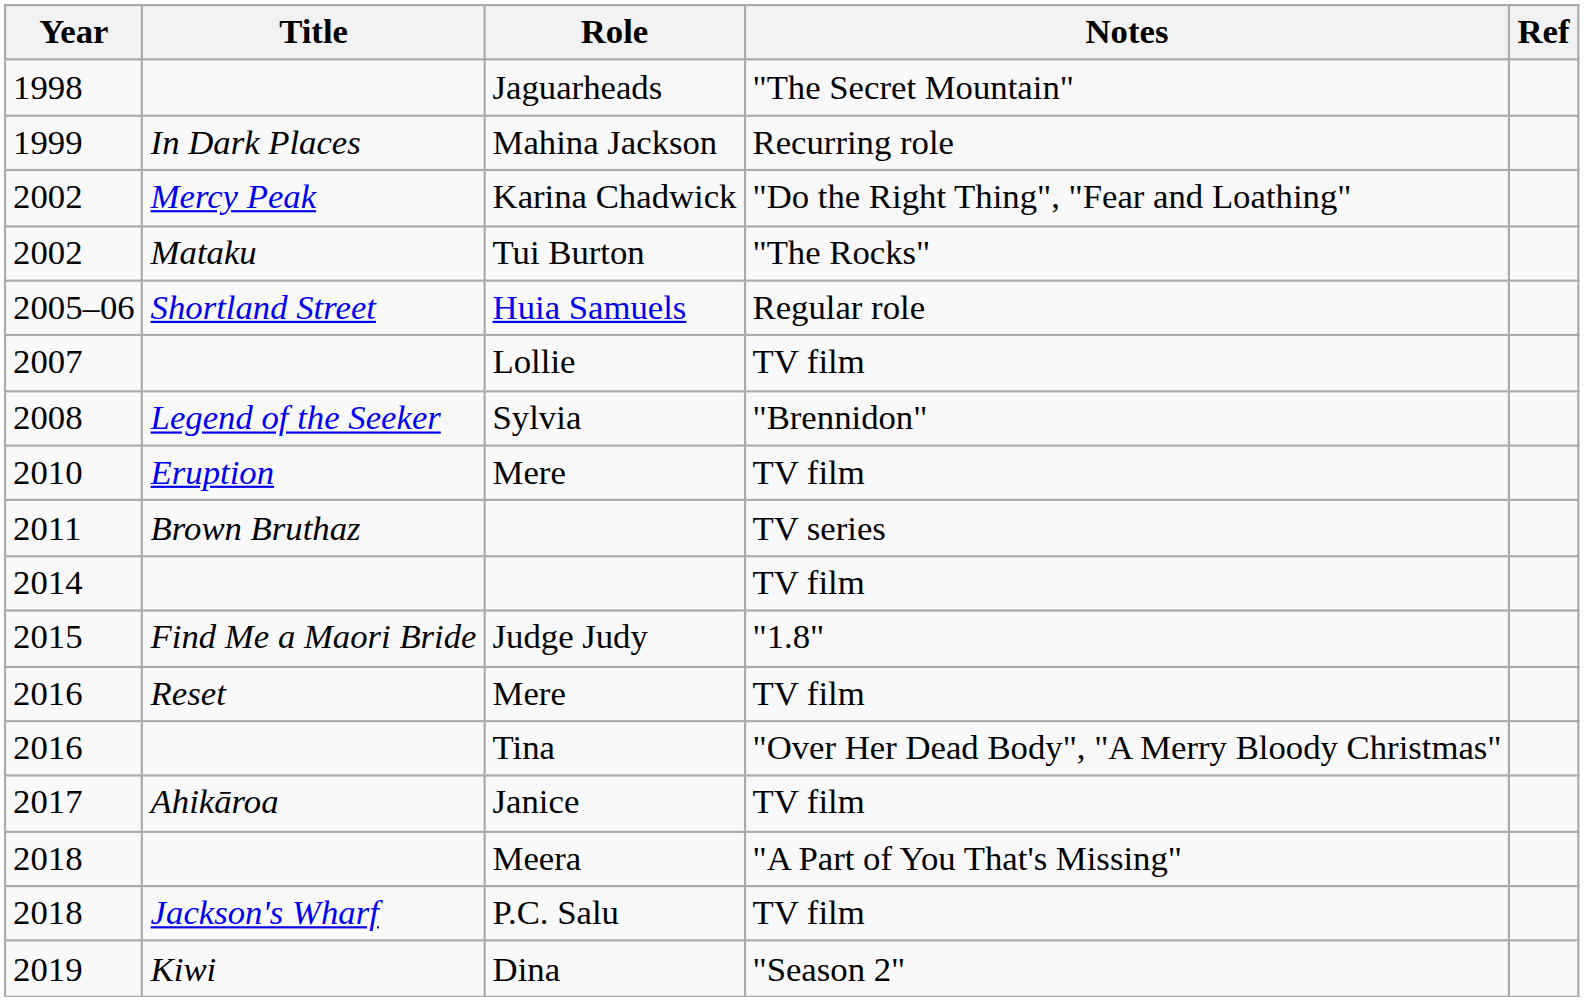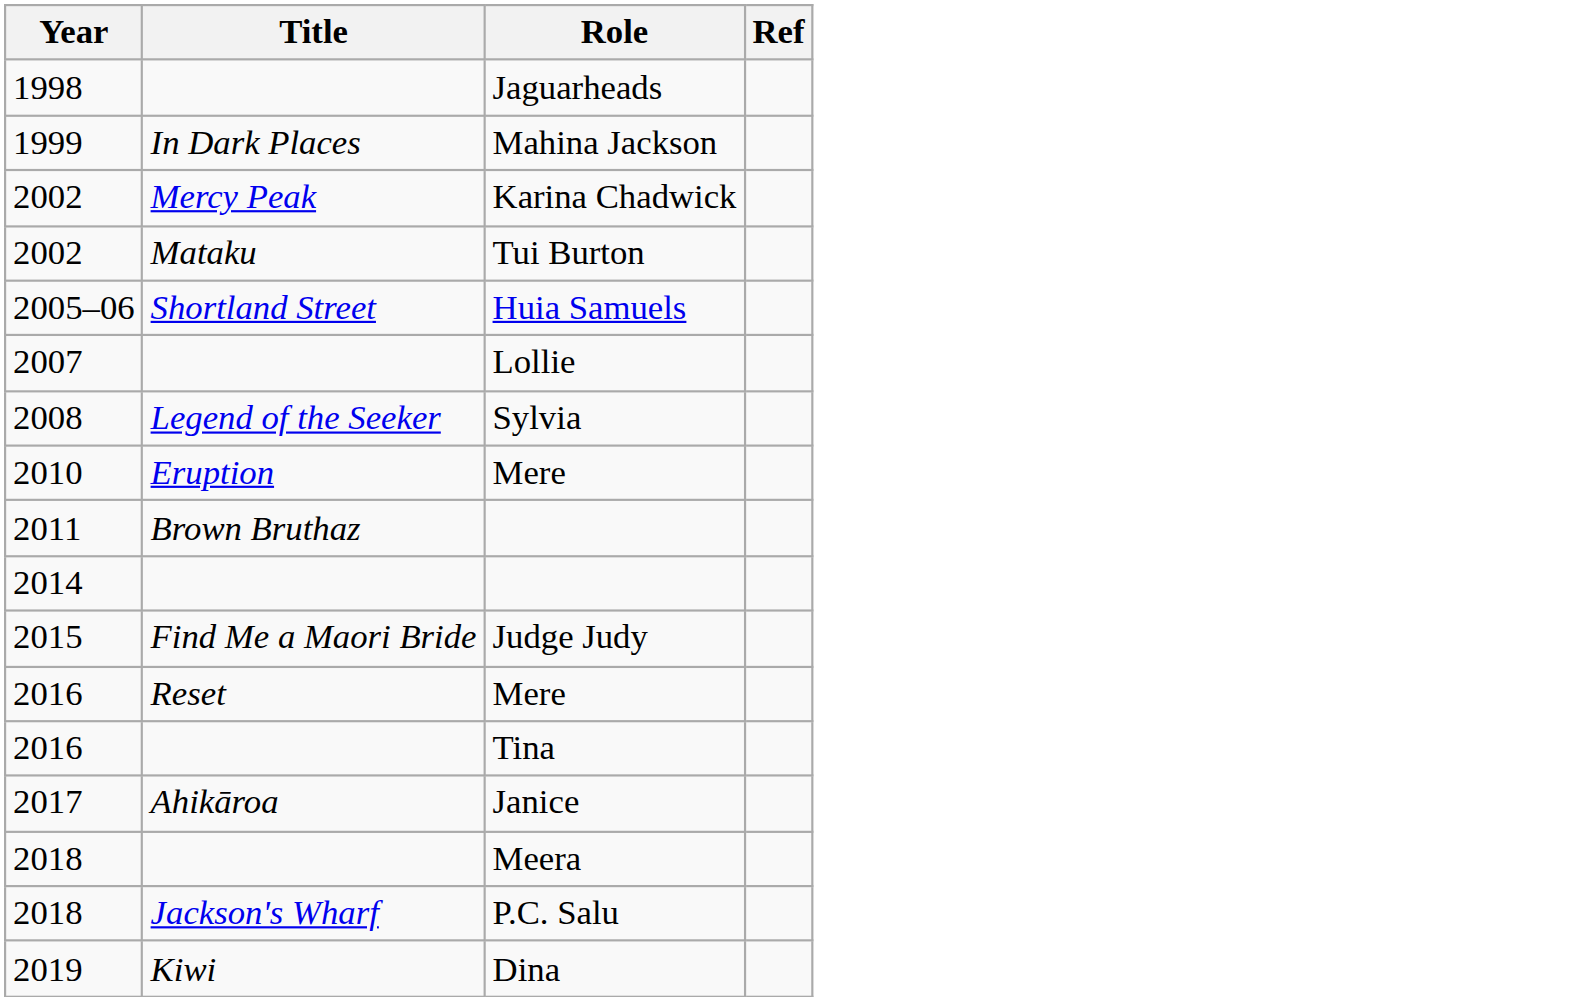- column: (1127, 32)
